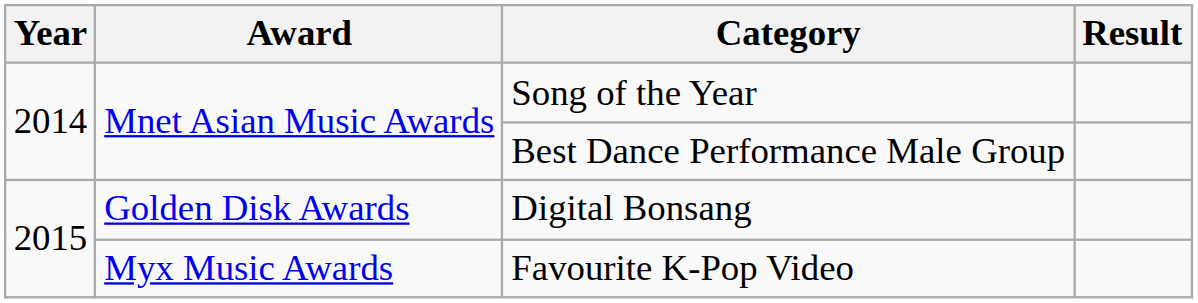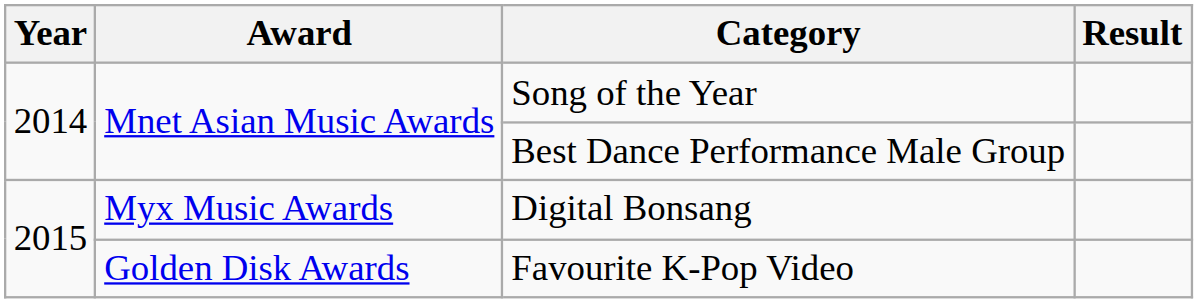(257, 208) Golden Disk Awards -> (249, 208) Myx Music Awards
(249, 267) Myx Music Awards -> (257, 267) Golden Disk Awards
